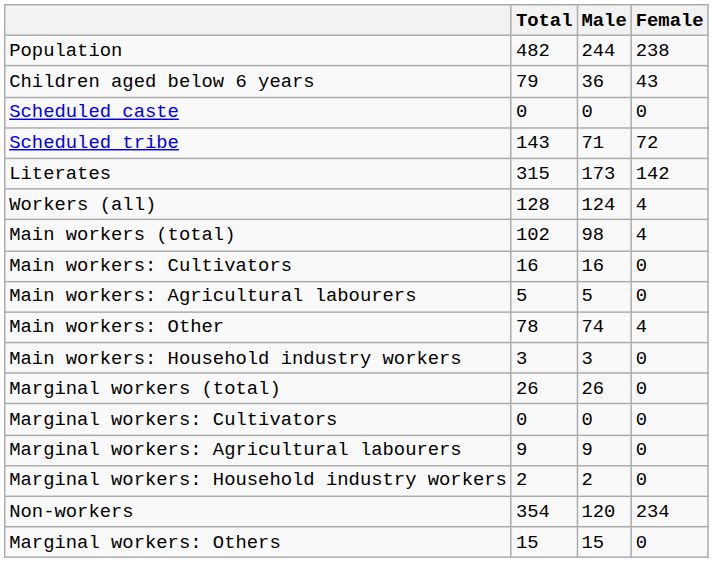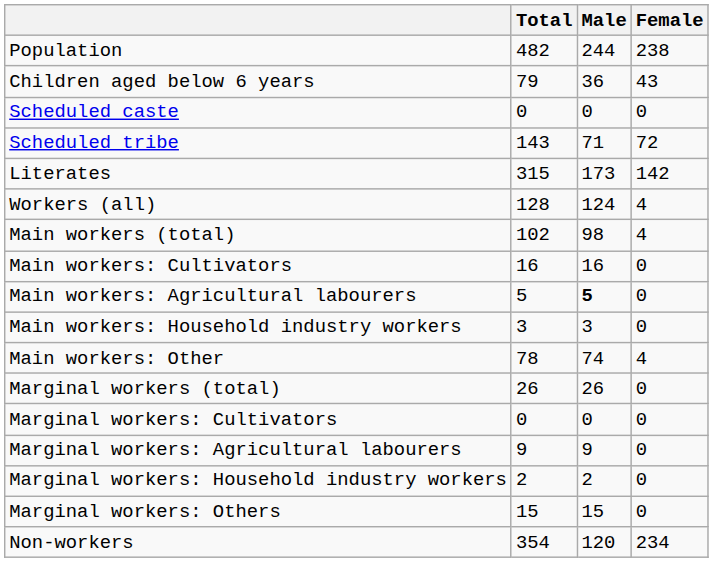(587, 297) normal -> (587, 297) bold
rows swapped: (235, 358) <-> (117, 327)
rows swapped: (145, 542) <-> (71, 512)
